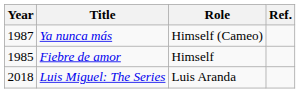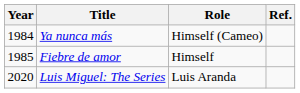(21, 35) 1987 -> (21, 35) 1984
(21, 77) 2018 -> (21, 77) 2020
